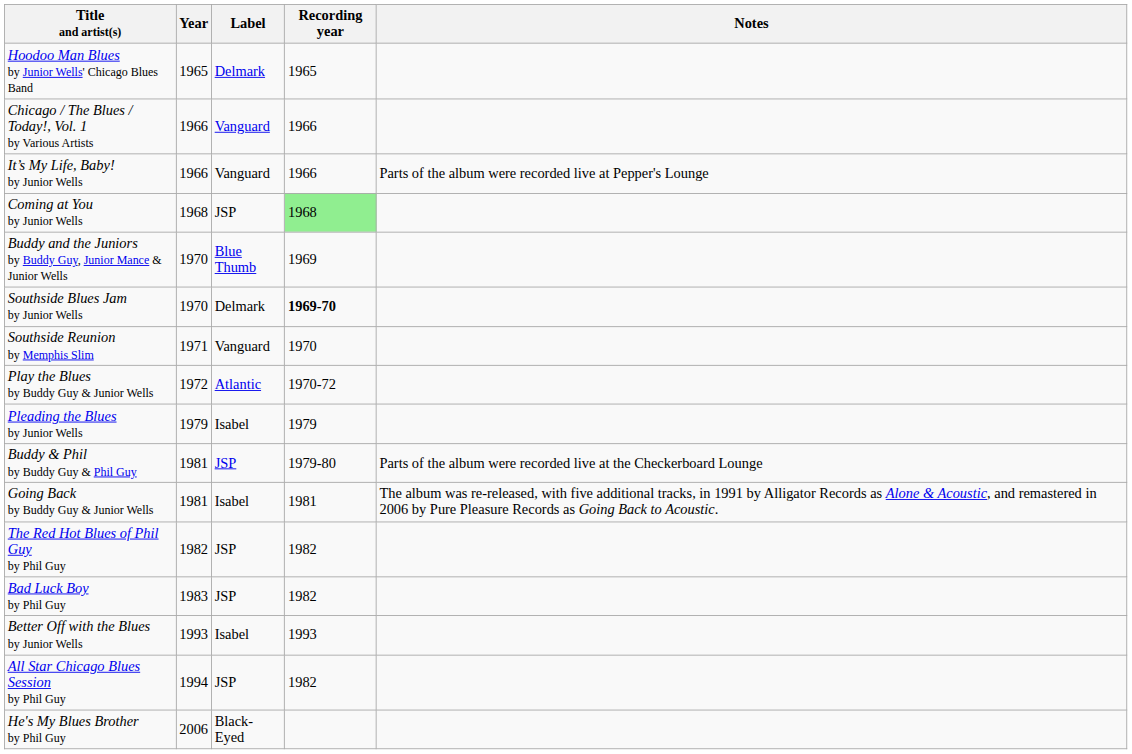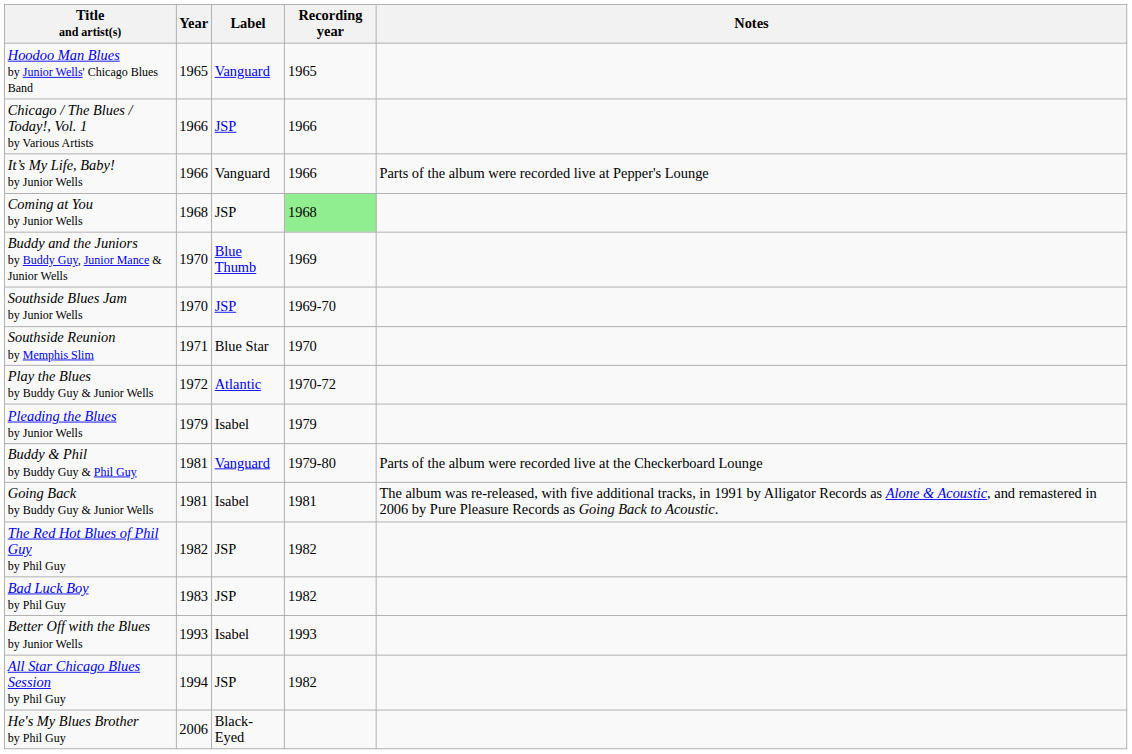(240, 71) Delmark -> (242, 71) Vanguard
(242, 126) Vanguard -> (225, 126) JSP
(240, 306) Delmark -> (225, 306) JSP
(312, 306) bold -> (312, 306) normal
(242, 345) Vanguard -> (242, 345) Blue Star
(225, 462) JSP -> (242, 462) Vanguard
